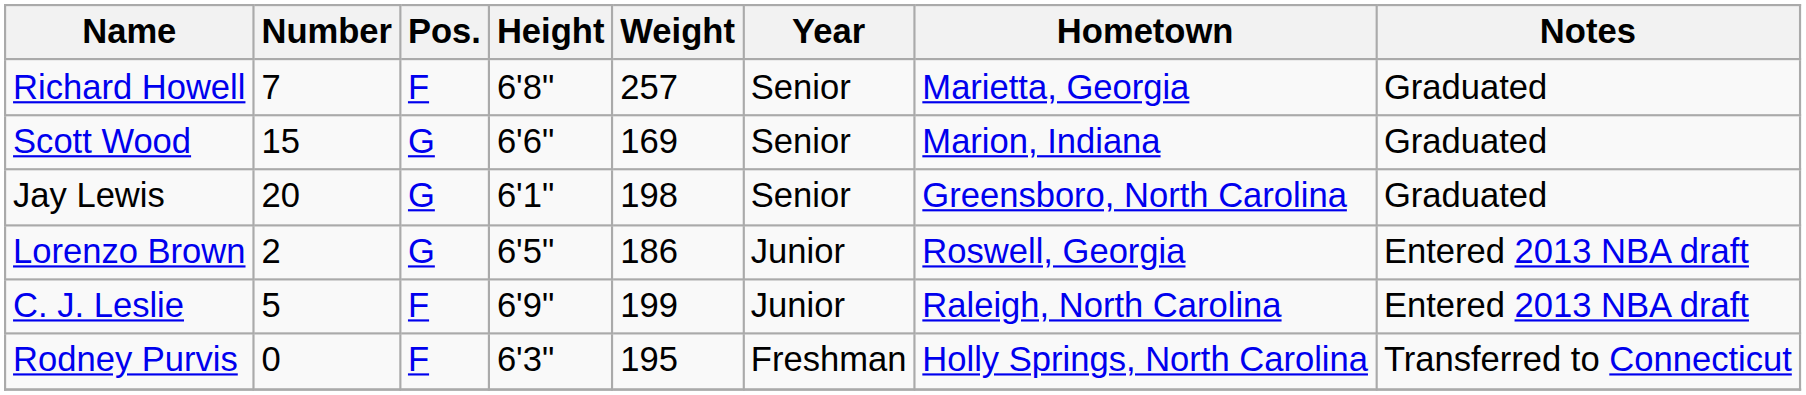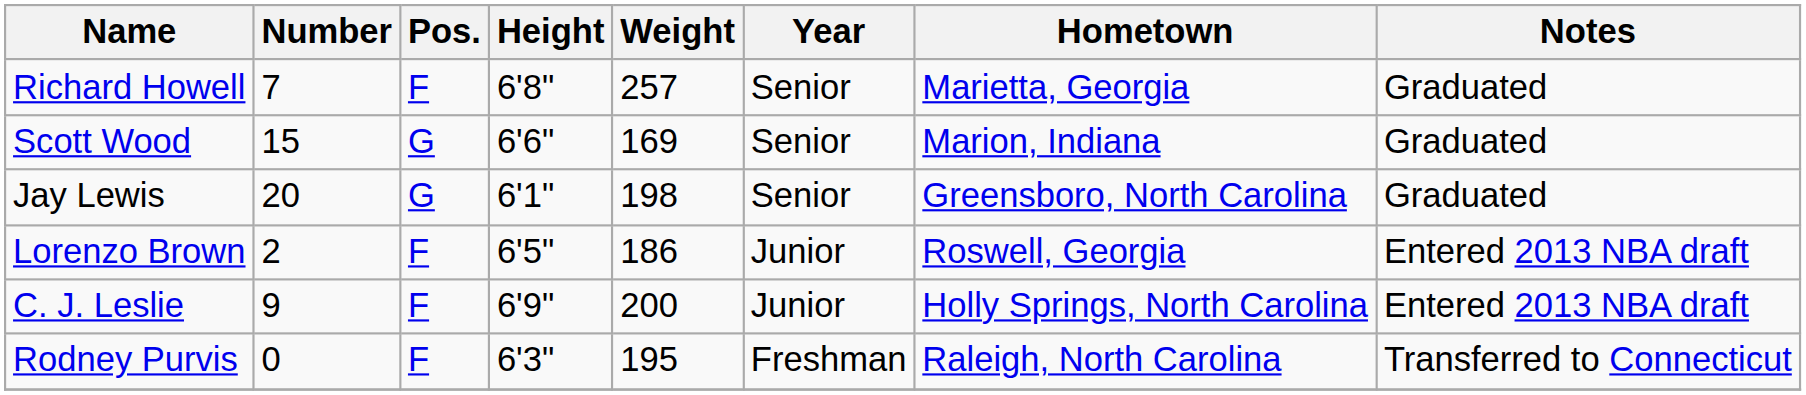(421, 251) G -> (419, 251) F
(271, 305) 5 -> (271, 305) 9
(649, 305) 199 -> (649, 305) 200
(1102, 305) Raleigh, North Carolina -> (1145, 305) Holly Springs, North Carolina
(1145, 360) Holly Springs, North Carolina -> (1102, 360) Raleigh, North Carolina
